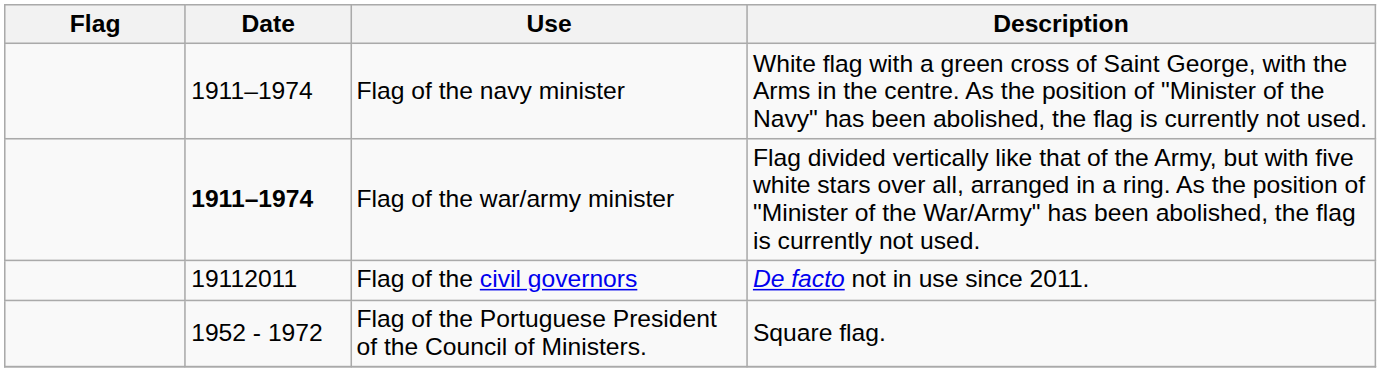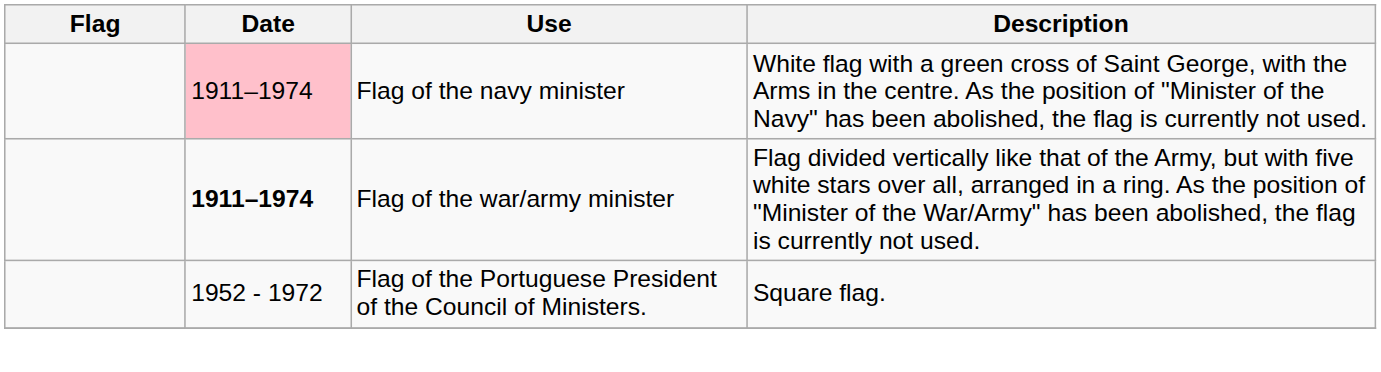(252, 90) no background -> (252, 90) pink background
- row: (497, 279)
